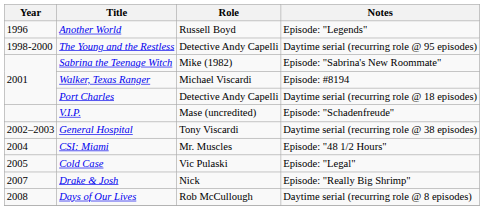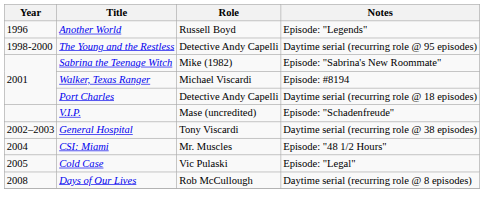- row: (89, 180)
